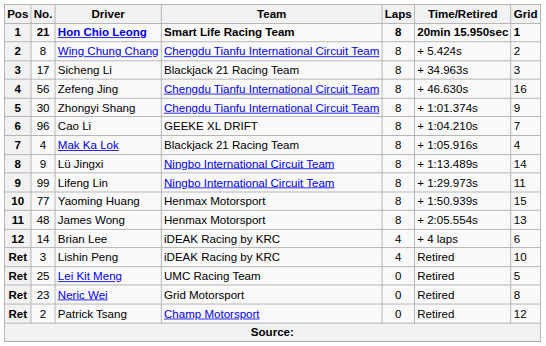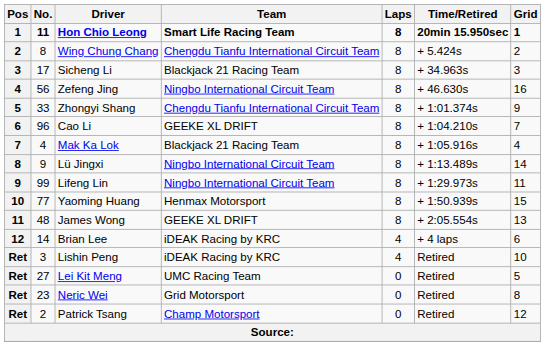(43, 32) 21 -> (43, 32) 11
(272, 89) Chengdu Tianfu International Circuit Team -> (249, 89) Ningbo International Circuit Team
(43, 107) 30 -> (43, 107) 33
(215, 220) Henmax Motorsport -> (211, 220) GEEKE XL DRIFT
(43, 276) 25 -> (43, 276) 27
